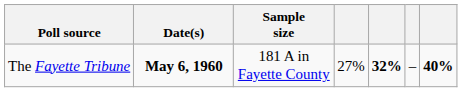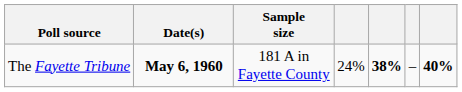(351, 65) 27% -> (351, 65) 24%
(387, 65) 32% -> (387, 65) 38%
